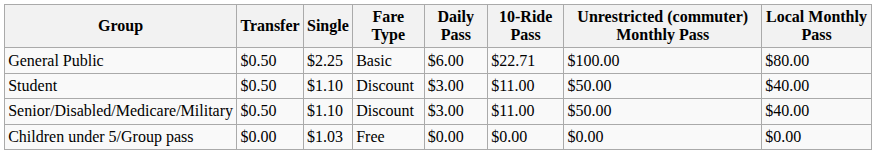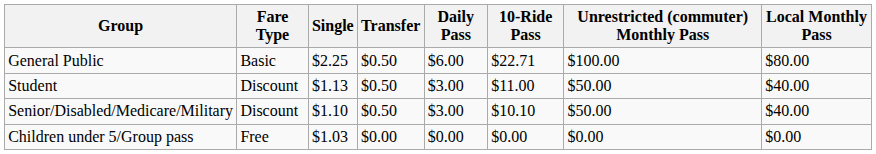columns swapped: (388, 26) <-> (270, 26)
(325, 85) $1.10 -> (330, 85) $1.13
(513, 111) $11.00 -> (513, 111) $10.10
